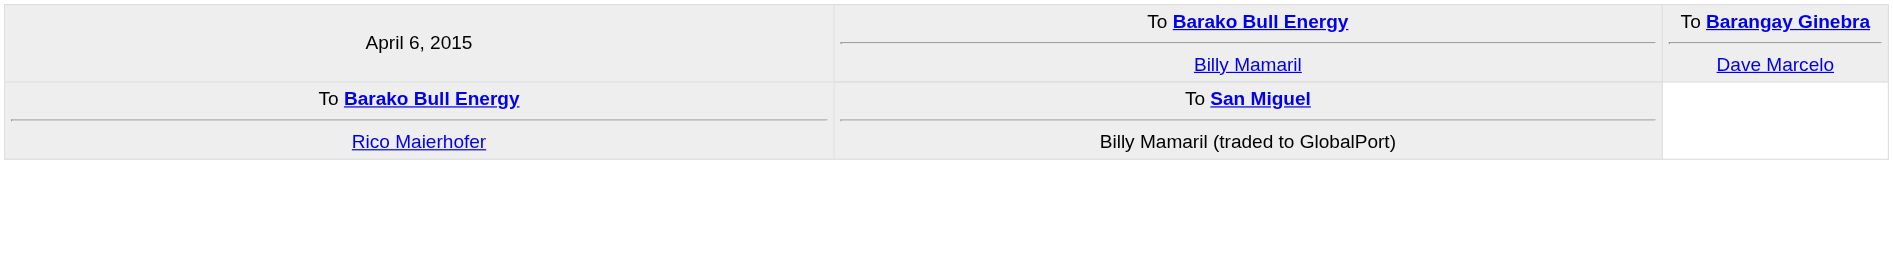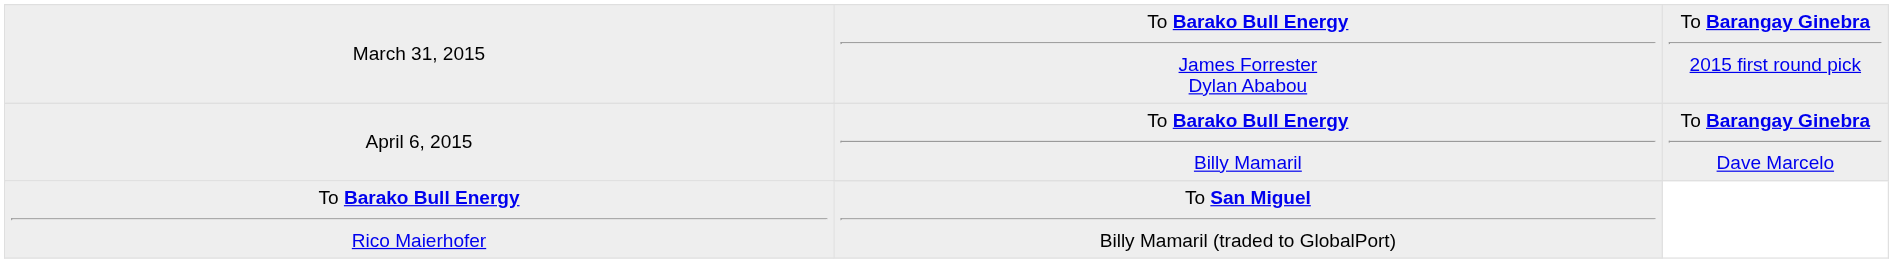+ row: (419, 53)
